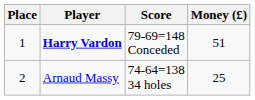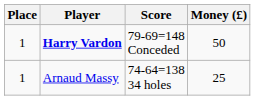(219, 42) 51 -> (219, 42) 50
(22, 77) 2 -> (22, 77) 1
